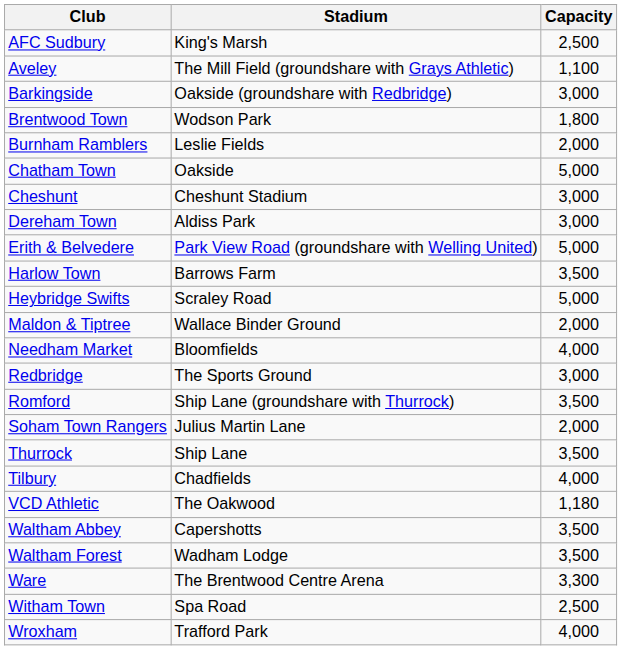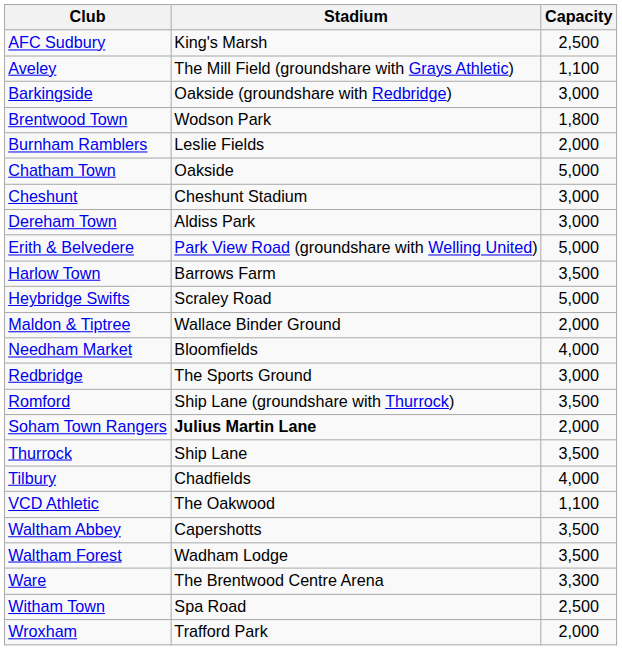(240, 427) normal -> (245, 427) bold
(579, 504) 1,180 -> (579, 504) 1,100
(579, 632) 4,000 -> (579, 632) 2,000
